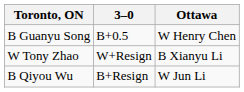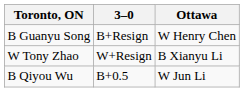(112, 35) B+0.5 -> (122, 35) B+Resign
(122, 76) B+Resign -> (112, 76) B+0.5
